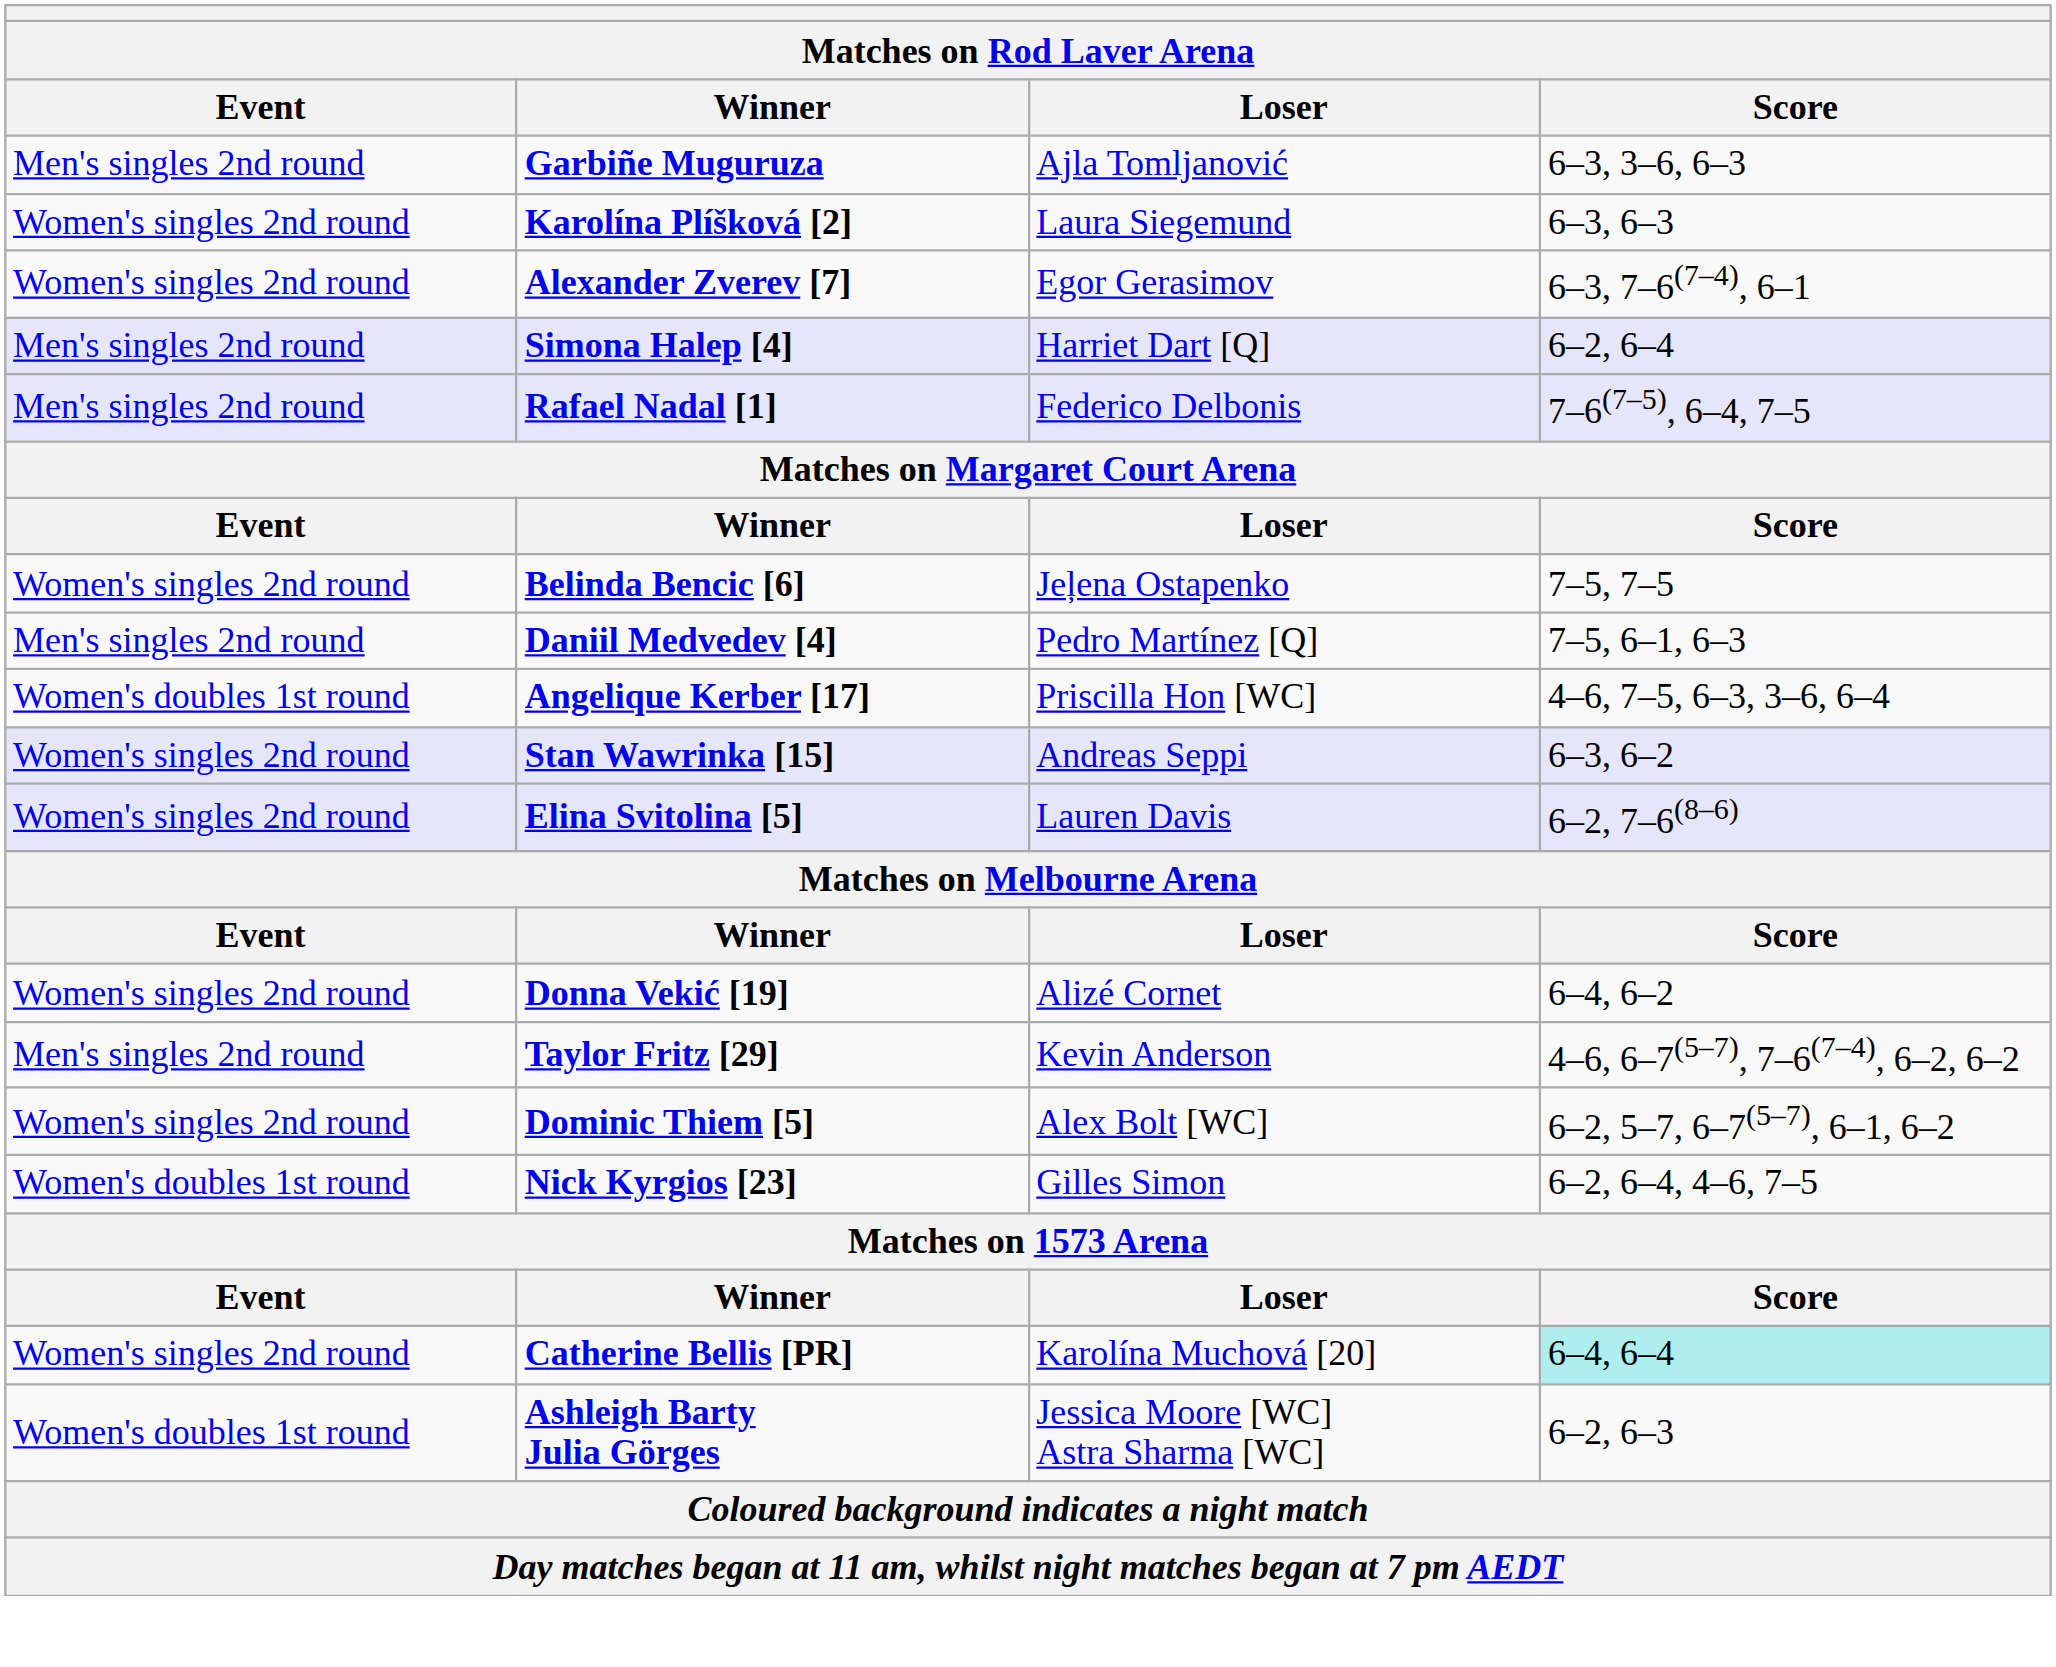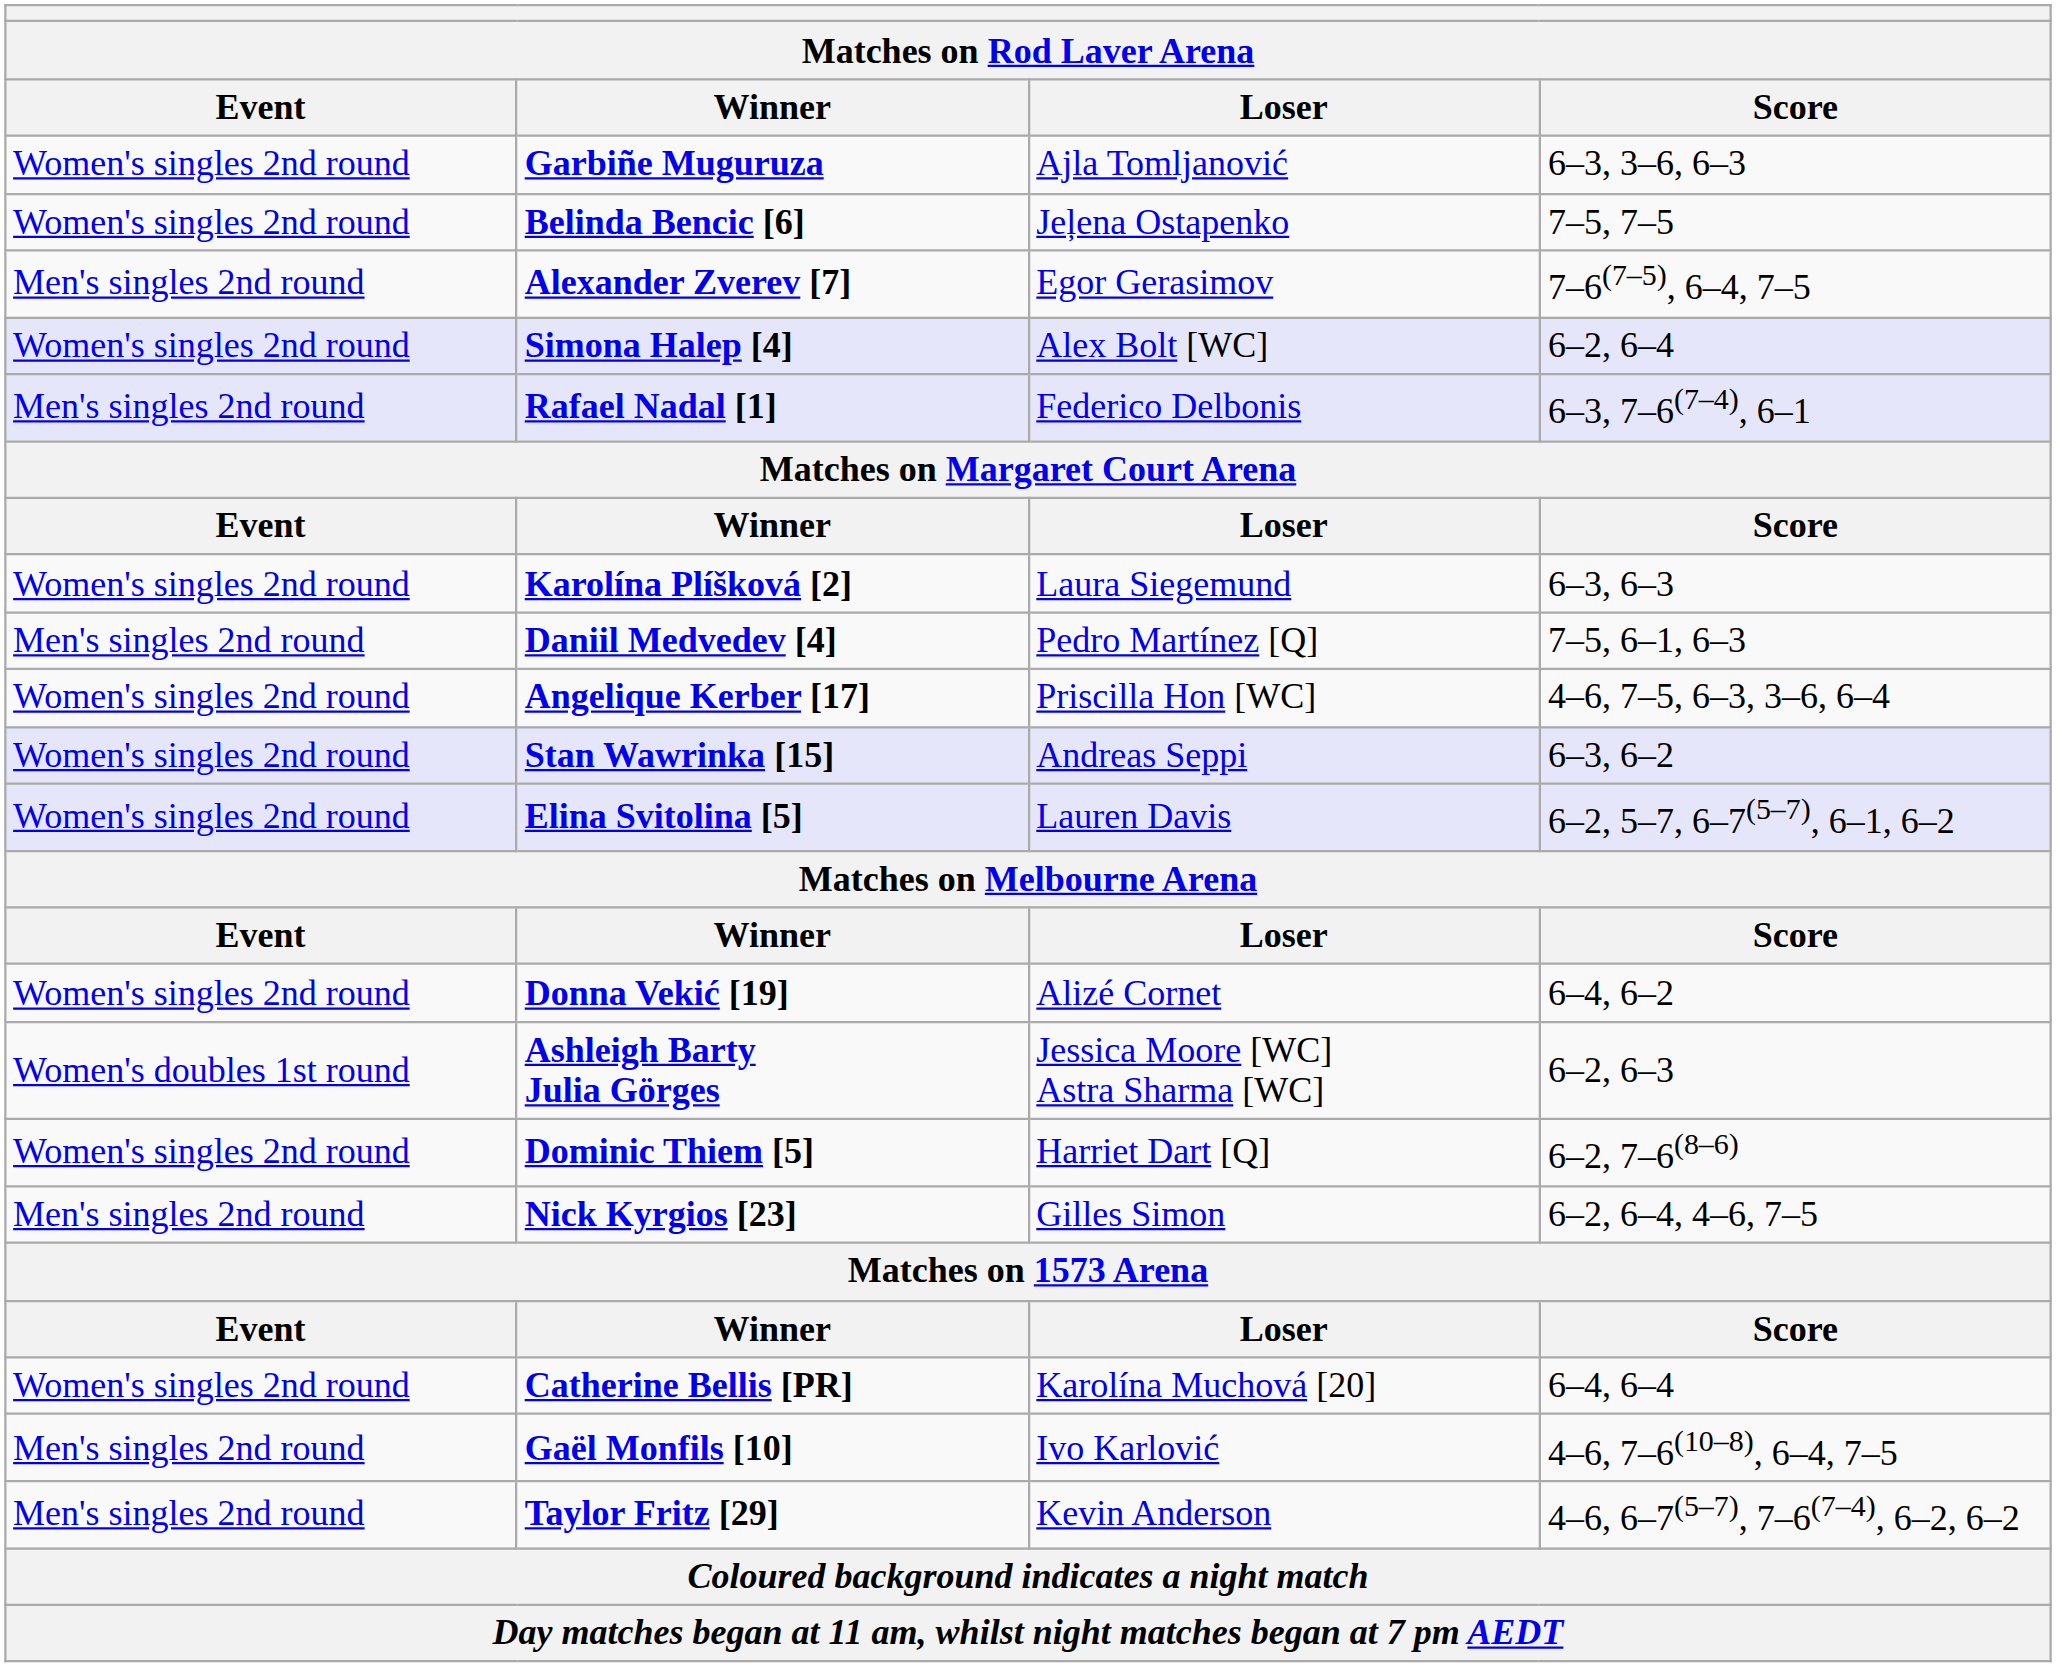(189, 163) Men's singles 2nd round -> (211, 163) Women's singles 2nd round
rows swapped: (688, 220) <-> (665, 582)
(211, 282) Women's singles 2nd round -> (189, 282) Men's singles 2nd round
(1679, 282) 6–3, 7–6(7–4), 6–1 -> (1679, 282) 7–6(7–5), 6–4, 7–5
(189, 344) Men's singles 2nd round -> (211, 344) Women's singles 2nd round
(1153, 344) Harriet Dart [Q] -> (1152, 344) Alex Bolt [WC]
(1679, 406) 7–6(7–5), 6–4, 7–5 -> (1679, 406) 6–3, 7–6(7–4), 6–1
(211, 697) Women's doubles 1st round -> (211, 697) Women's singles 2nd round
(1643, 816) 6–2, 7–6(8–6) -> (1751, 816) 6–2, 5–7, 6–7(5–7), 6–1, 6–2
rows swapped: (640, 1431) <-> (652, 1054)
(1152, 1121) Alex Bolt [WC] -> (1153, 1151) Harriet Dart [Q]
(1751, 1121) 6–2, 5–7, 6–7(5–7), 6–1, 6–2 -> (1643, 1151) 6–2, 7–6(8–6)
(211, 1183) Women's doubles 1st round -> (189, 1213) Men's singles 2nd round
(1611, 1354) paleturquoise background -> (1611, 1385) no background
+ row: (659, 1447)
